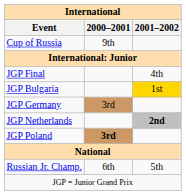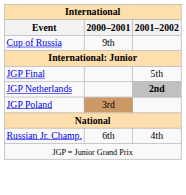(157, 74) 4th -> (157, 74) 5th
- row: (33, 89)
- row: (34, 105)
(108, 136) bold -> (108, 105) normal
(157, 167) 5th -> (157, 136) 4th
